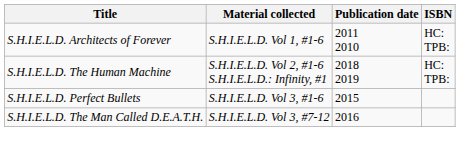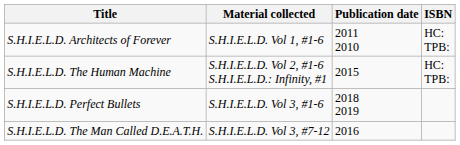(347, 72) 2018 2019 -> (347, 72) 2015
(347, 98) 2015 -> (347, 104) 2018 2019
